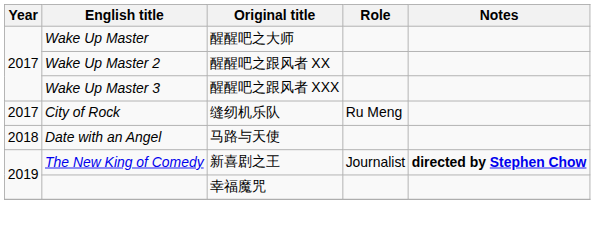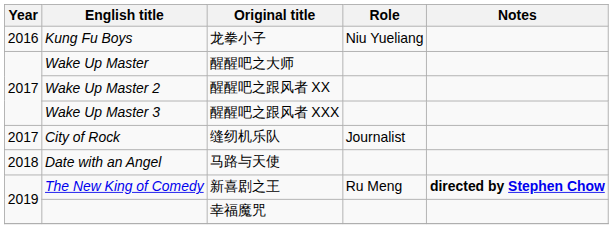+ row: (89, 38)
(374, 112) Ru Meng -> (375, 137) Journalist
(375, 162) Journalist -> (374, 187) Ru Meng
